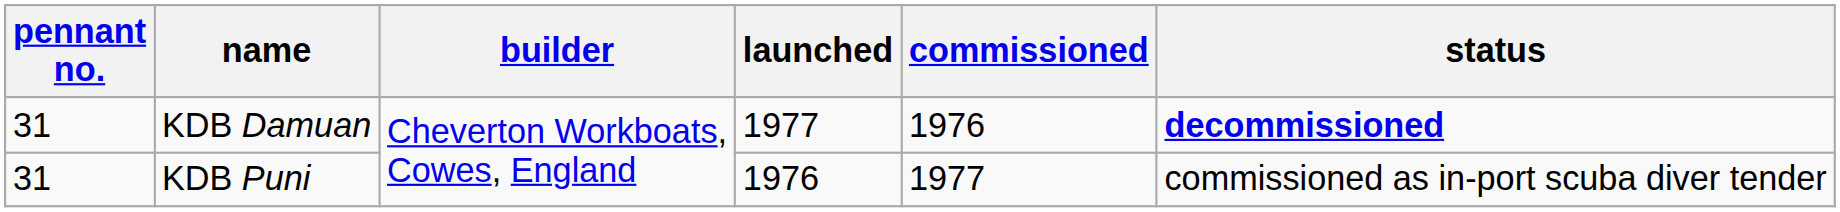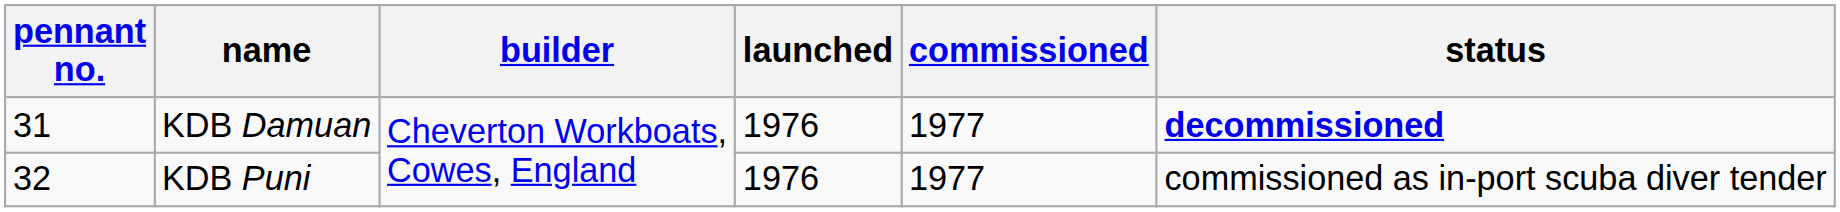(781, 124) 1977 -> (781, 124) 1976
(947, 124) 1976 -> (947, 124) 1977
(32, 178) 31 -> (32, 178) 32
